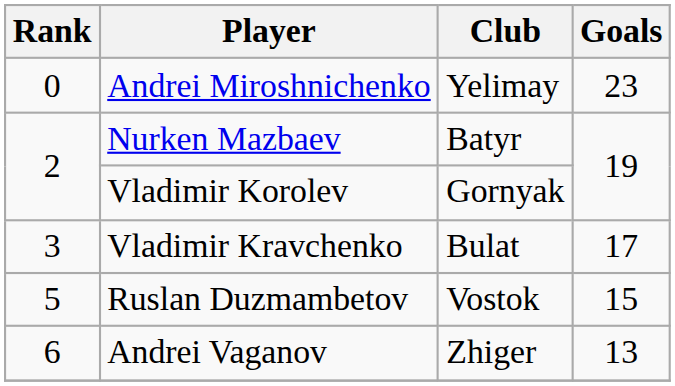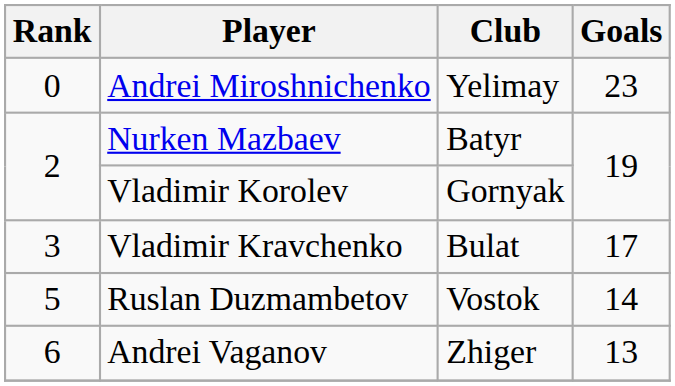(621, 298) 15 -> (621, 298) 14
